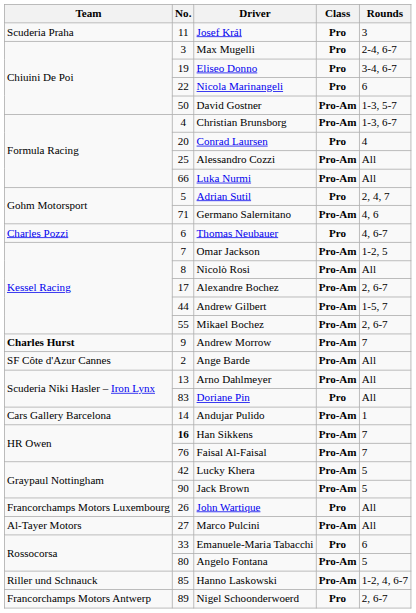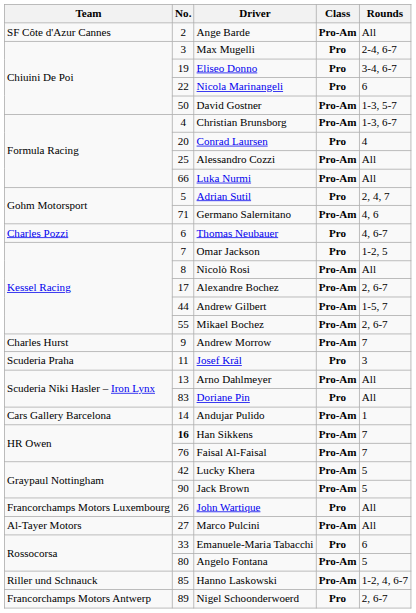rows swapped: (223, 361) <-> (219, 32)
(338, 251) Pro-Am -> (338, 251) Pro
(41, 343) bold -> (38, 343) normal
